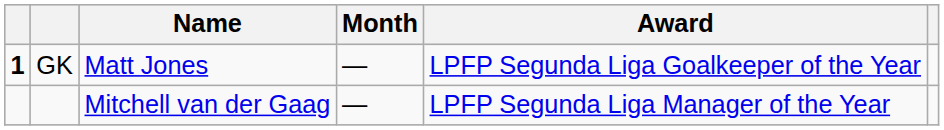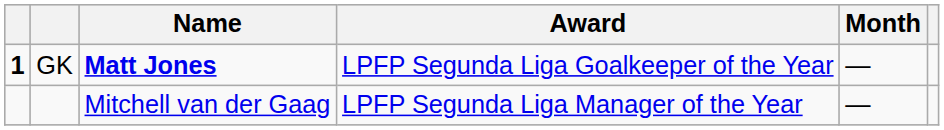columns swapped: (675, 24) <-> (380, 24)
(146, 64) normal -> (151, 64) bold
